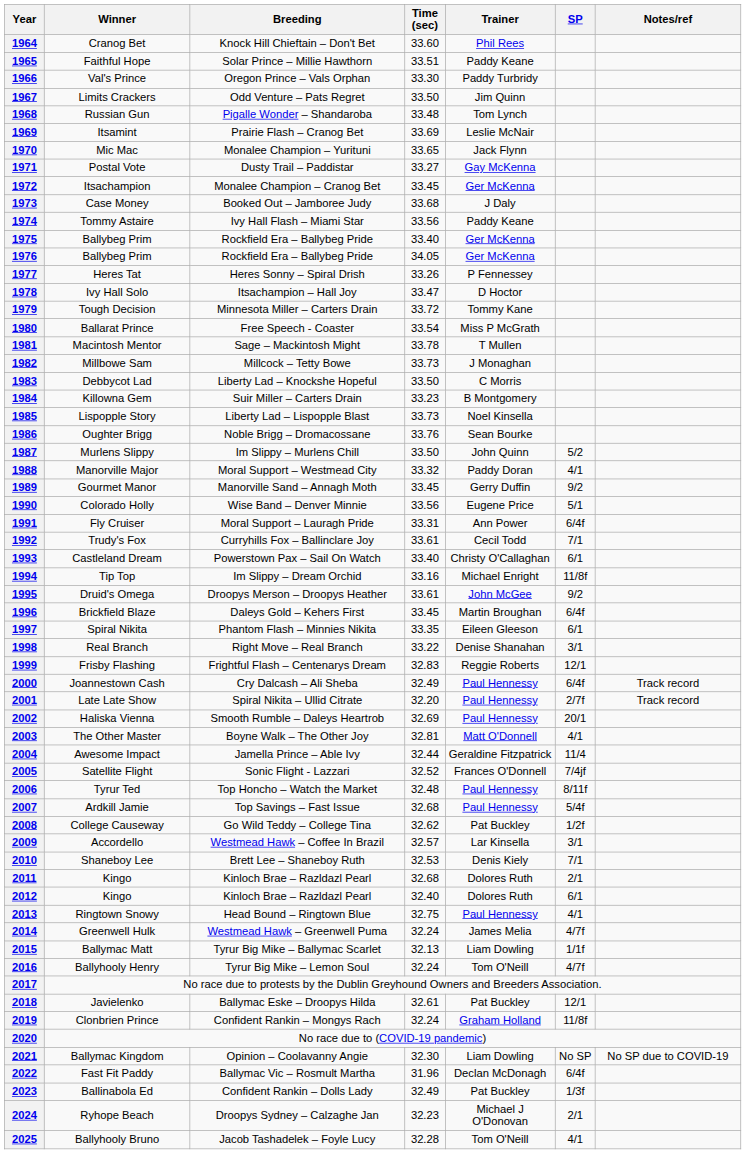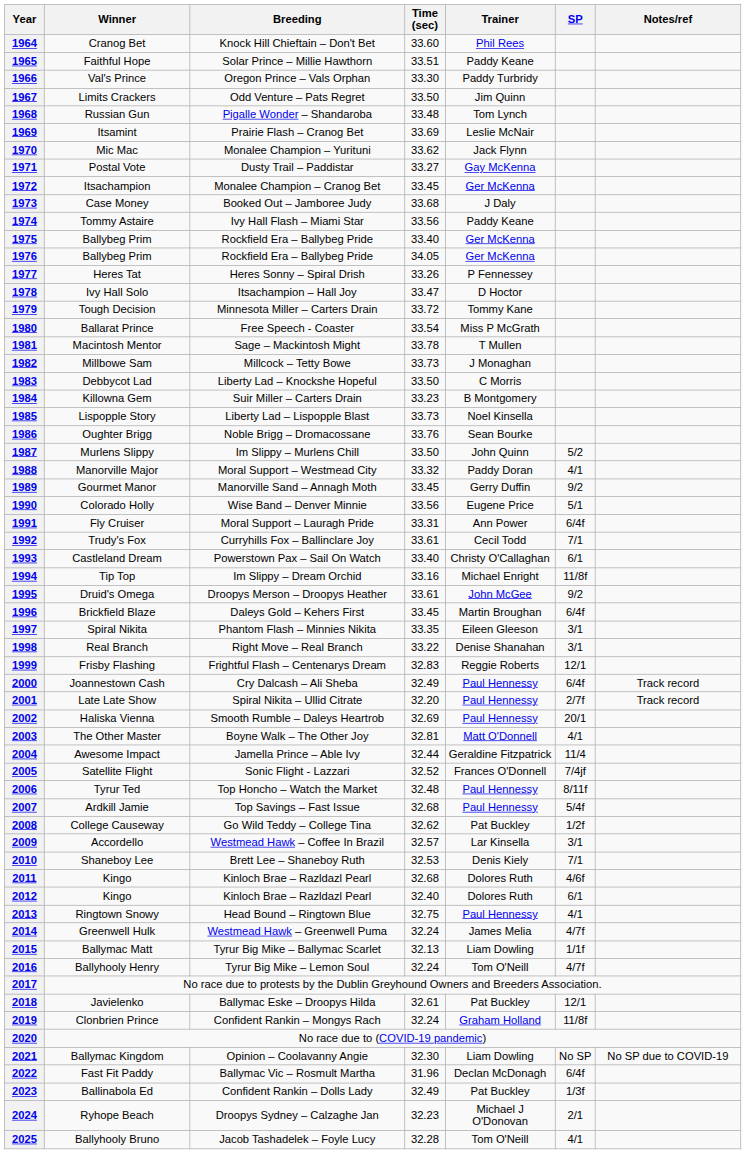(425, 150) 33.65 -> (425, 150) 33.62
(575, 629) 6/1 -> (575, 629) 3/1
(575, 878) 2/1 -> (575, 878) 4/6f
